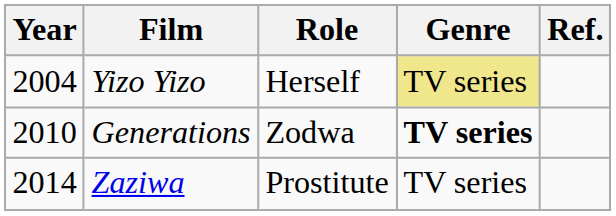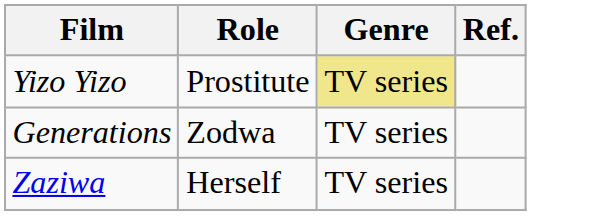- column: (45, 30)
(313, 81) Herself -> (248, 81) Prostitute
(468, 132) bold -> (386, 132) normal
(327, 183) Prostitute -> (234, 183) Herself
